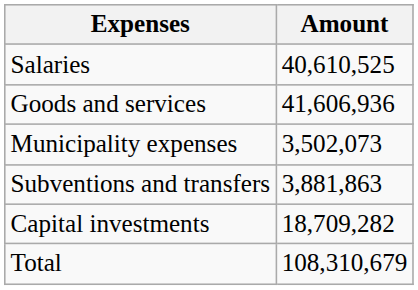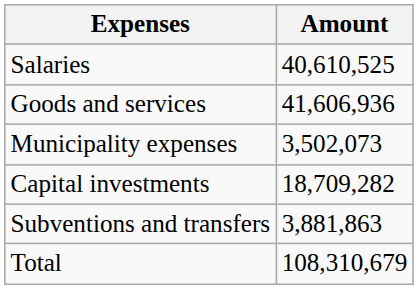rows swapped: (140, 183) <-> (110, 223)
